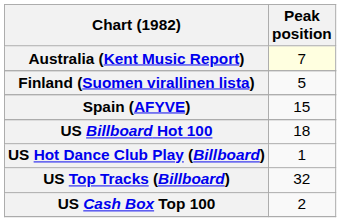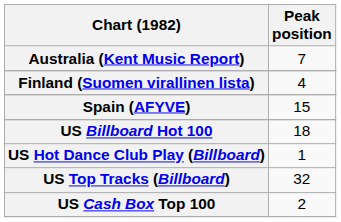(302, 58) lightyellow background -> (302, 58) no background
(302, 82) 5 -> (302, 82) 4
